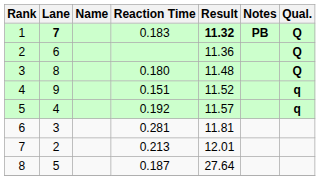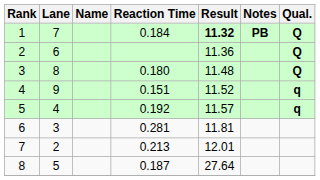(56, 33) bold -> (56, 33) normal
(155, 33) 0.183 -> (155, 33) 0.184
